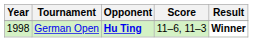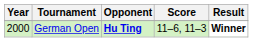(18, 29) 1998 -> (18, 29) 2000
